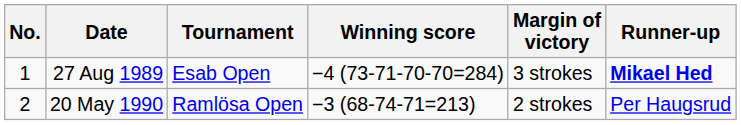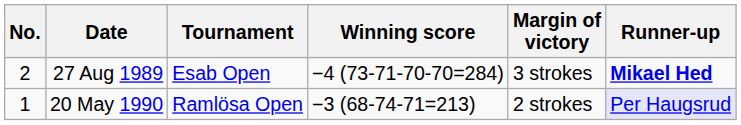(25, 73) 1 -> (25, 73) 2
(25, 104) 2 -> (25, 104) 1
(671, 104) no background -> (671, 104) lavender background
